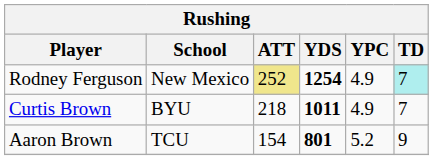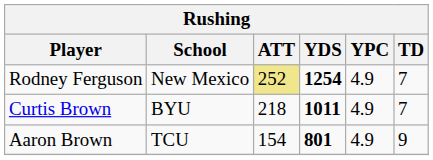(403, 79) paleturquoise background -> (403, 79) no background
(362, 139) 5.2 -> (362, 139) 4.9
